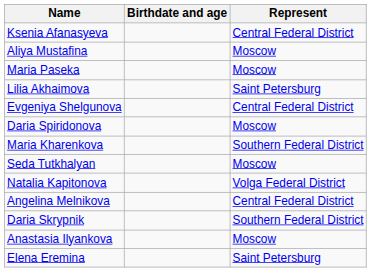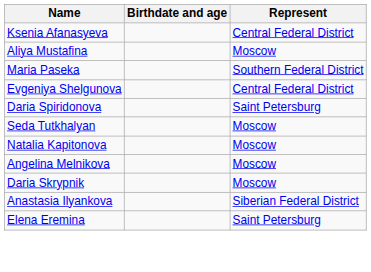(254, 70) Moscow -> (298, 70) Southern Federal District
- row: (48, 88)
(254, 126) Moscow -> (277, 107) Saint Petersburg
- row: (55, 145)
(289, 182) Volga Federal District -> (254, 145) Moscow
(293, 201) Central Federal District -> (254, 164) Moscow
(298, 220) Southern Federal District -> (254, 182) Moscow
(254, 239) Moscow -> (296, 201) Siberian Federal District
